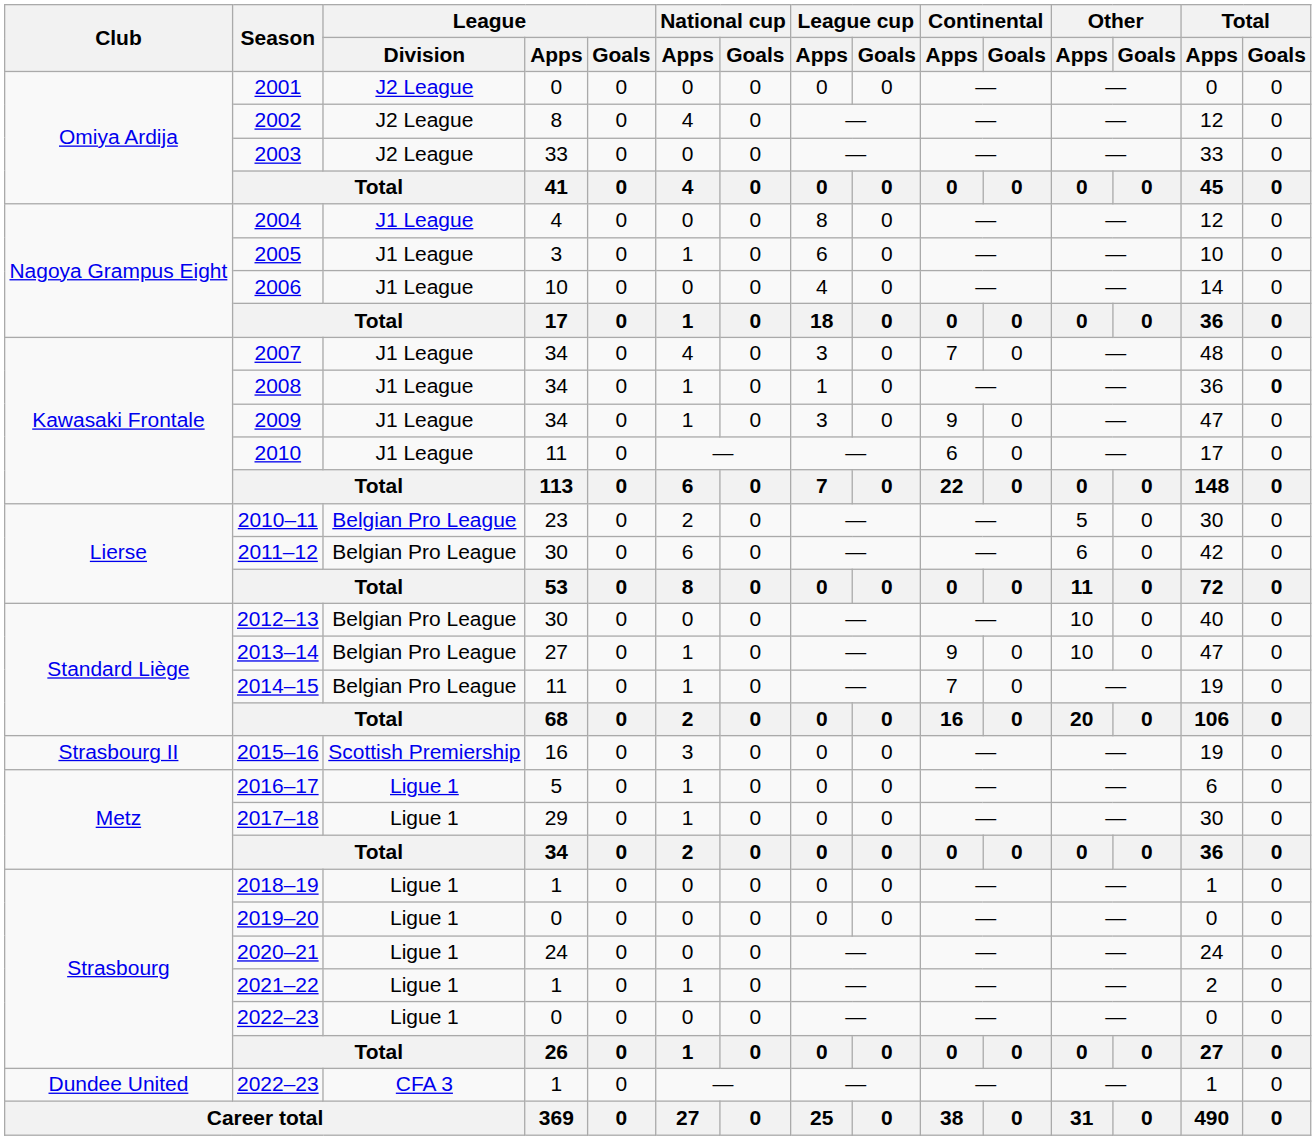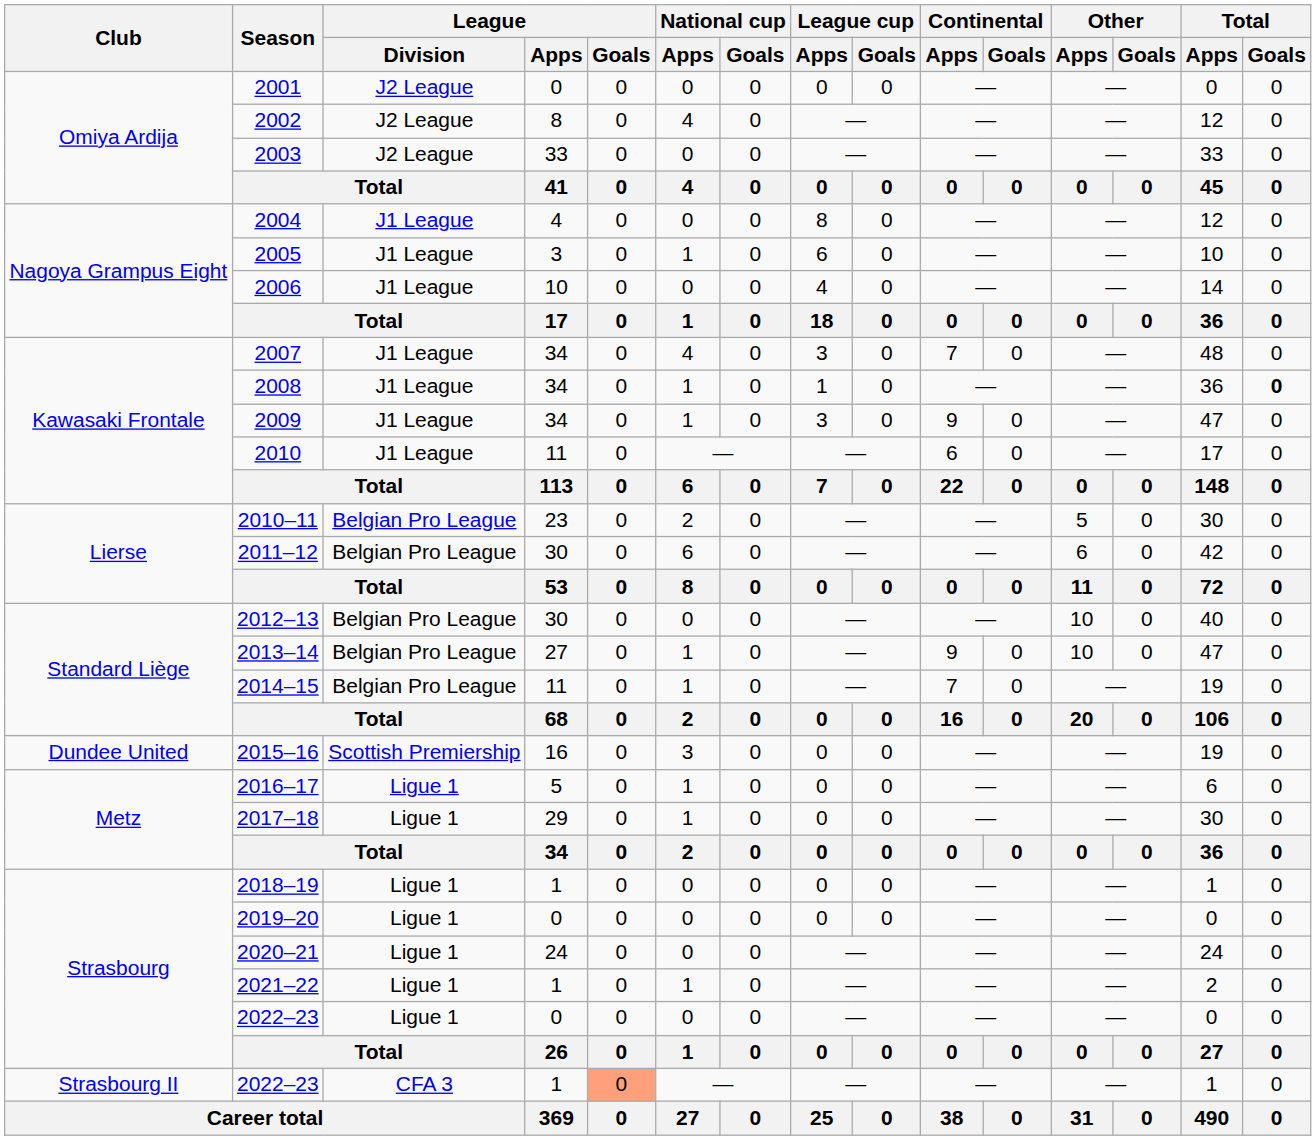(118, 752) Strasbourg II -> (118, 752) Dundee United
(118, 1084) Dundee United -> (118, 1084) Strasbourg II
(621, 1084) no background -> (621, 1084) lightsalmon background
